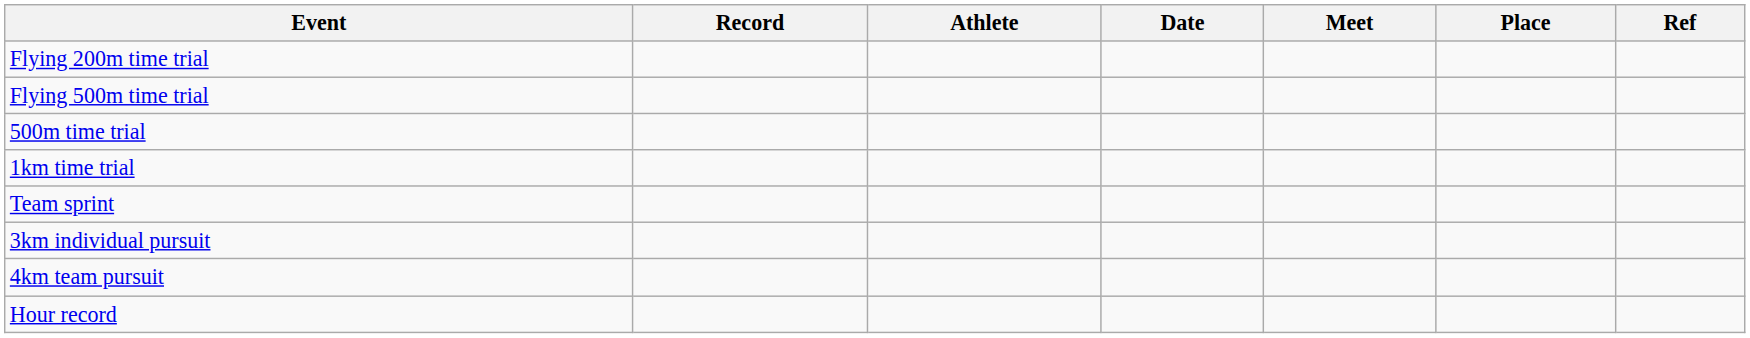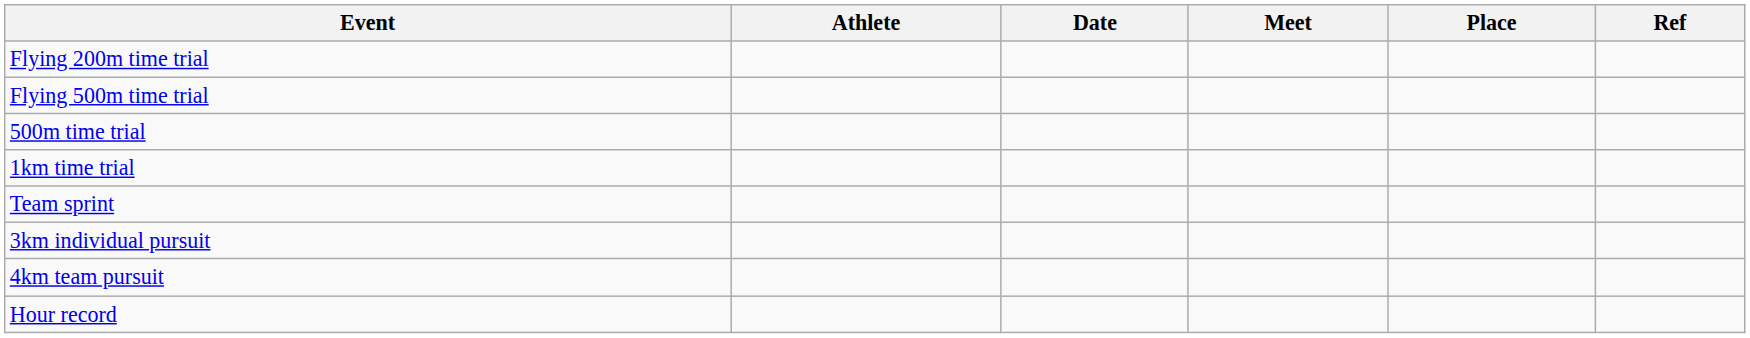- column: (750, 22)
